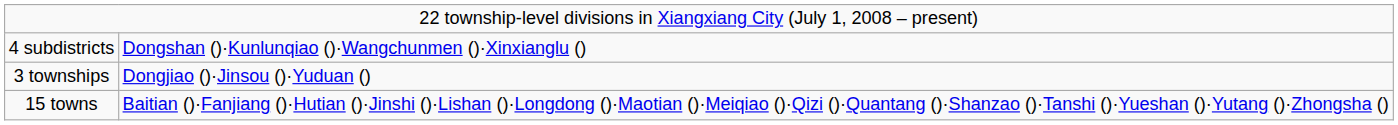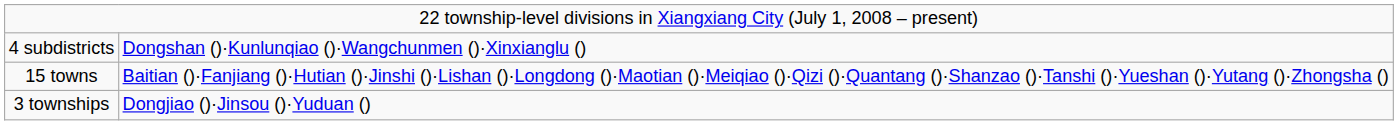rows swapped: (61, 104) <-> (61, 76)
